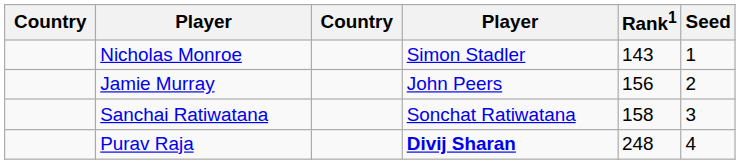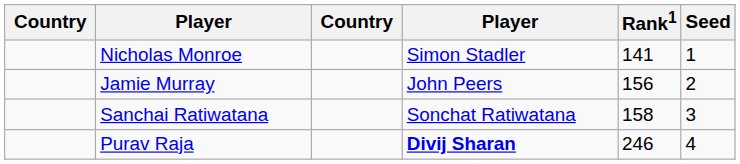(638, 54) 143 -> (638, 54) 141
(638, 144) 248 -> (638, 144) 246
